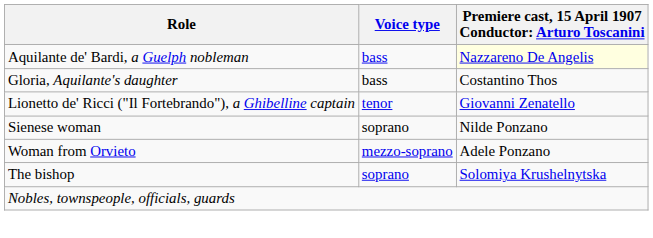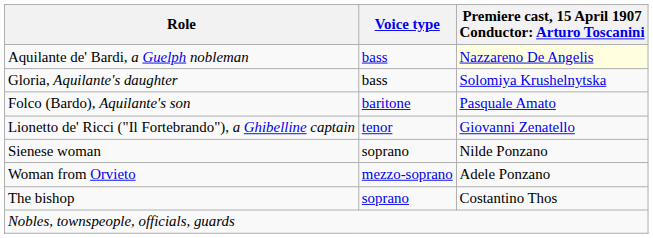(508, 80) Costantino Thos -> (533, 80) Solomiya Krushelnytska
+ row: (99, 103)
(533, 174) Solomiya Krushelnytska -> (508, 198) Costantino Thos
